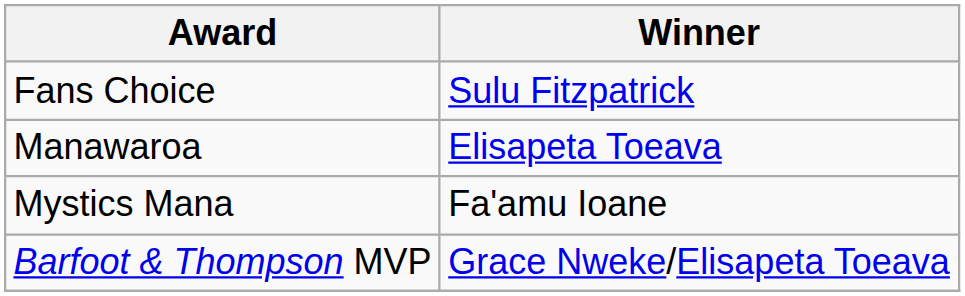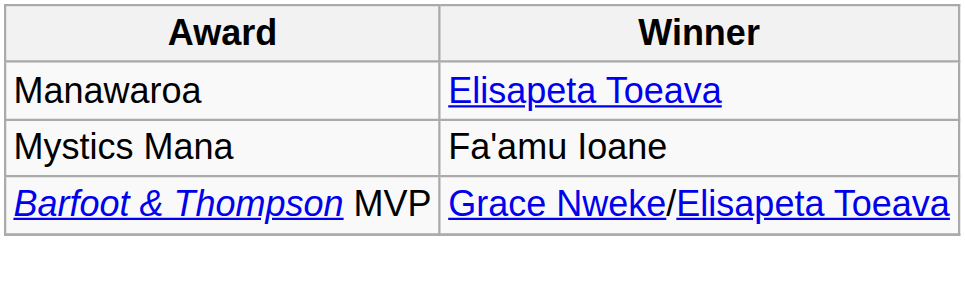- row: (114, 90)
